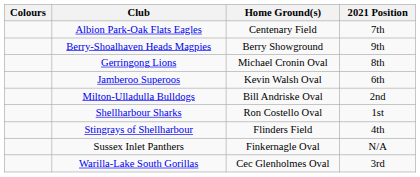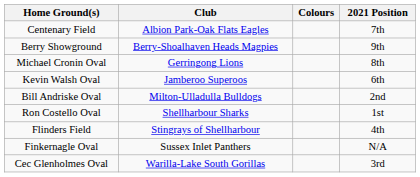columns swapped: (28, 12) <-> (283, 12)
